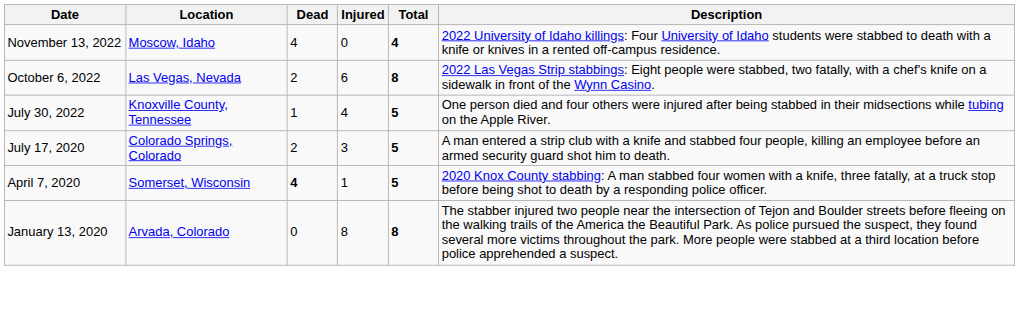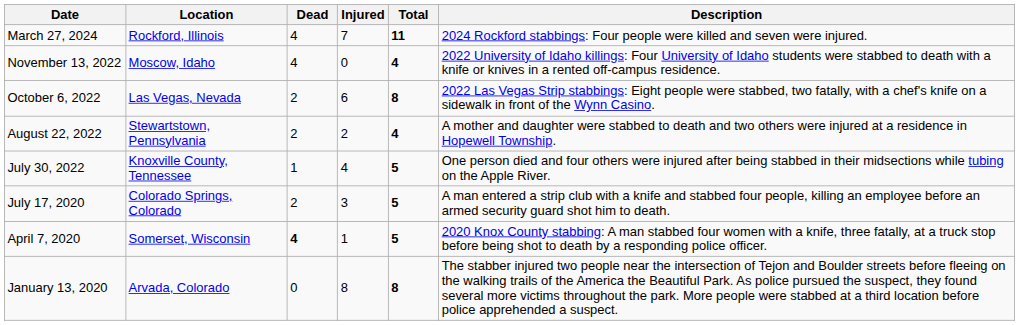+ row: (52, 35)
+ row: (55, 133)
